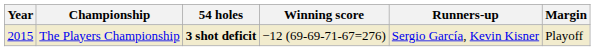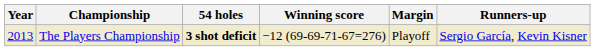columns swapped: (566, 14) <-> (465, 14)
(20, 35) 2015 -> (20, 35) 2013
